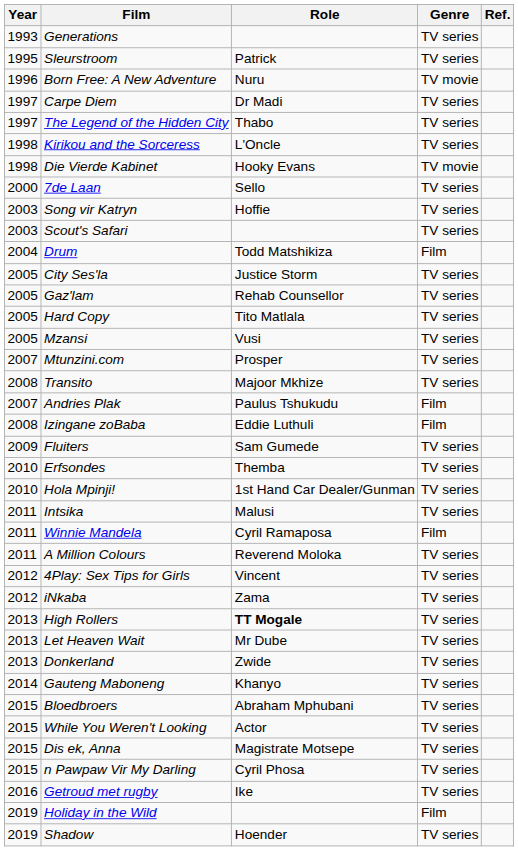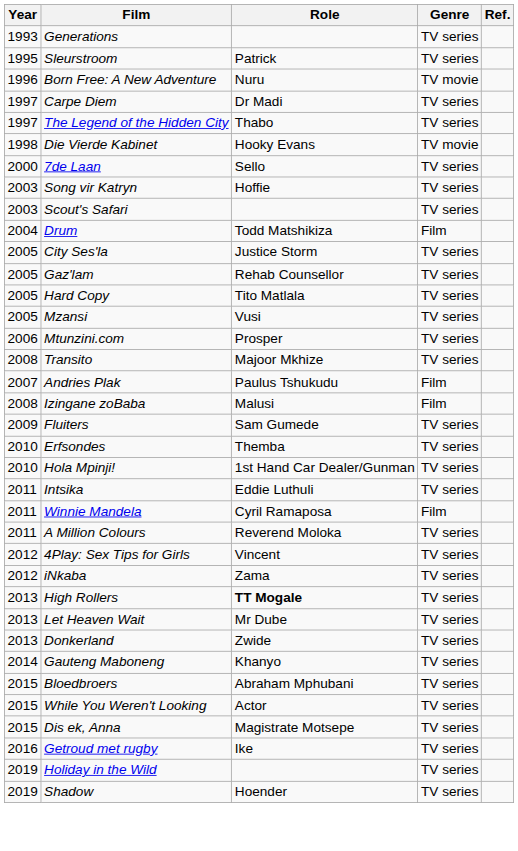- row: (122, 144)
(23, 360) 2007 -> (23, 338) 2006
(274, 425) Eddie Luthuli -> (254, 403) Malusi
(254, 511) Malusi -> (274, 489) Eddie Luthuli
- row: (120, 770)
(434, 813) Film -> (450, 770) TV series
